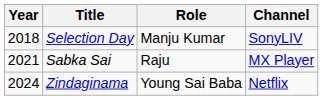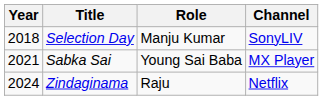(155, 60) Raju -> (191, 60) Young Sai Baba
(191, 83) Young Sai Baba -> (155, 83) Raju
